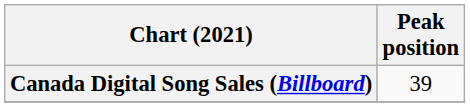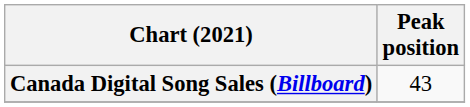(421, 83) 39 -> (421, 83) 43
